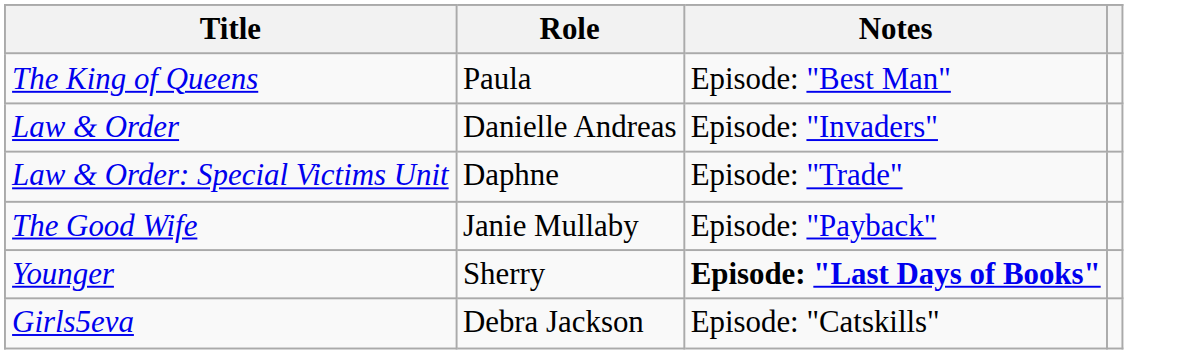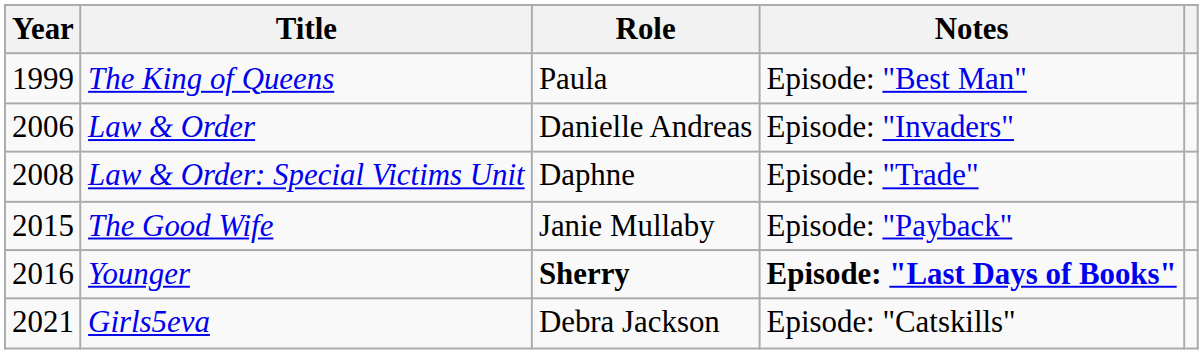+ column: (43, 28)
(504, 273) normal -> (584, 273) bold
